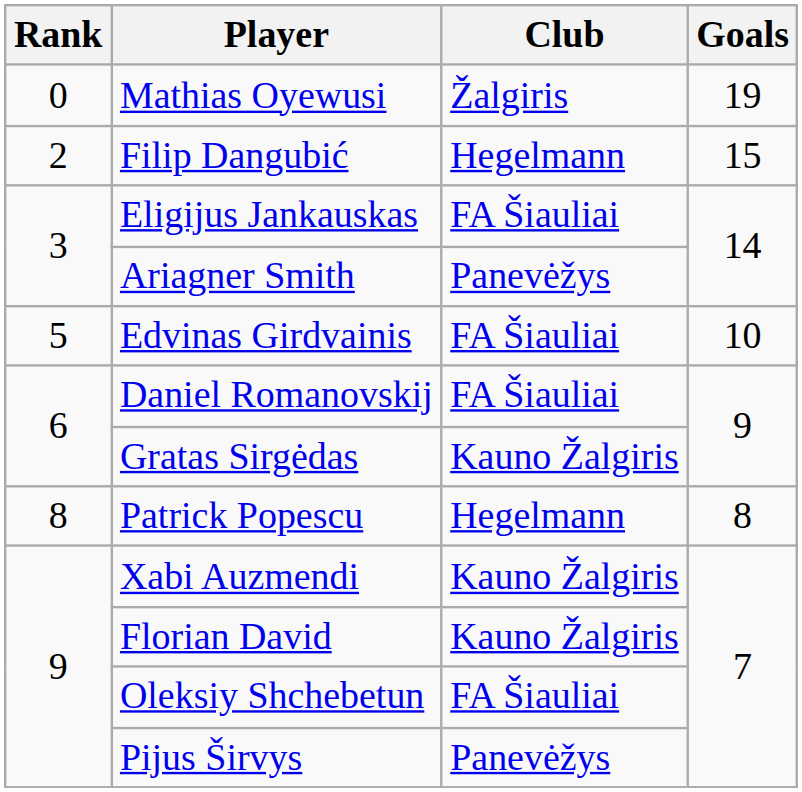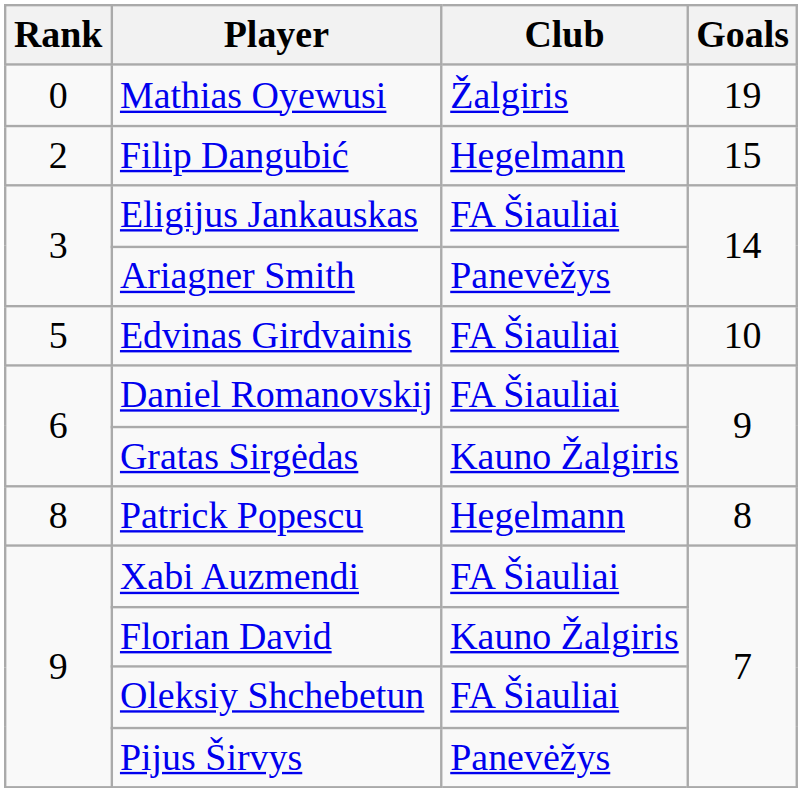(564, 575) Kauno Žalgiris -> (535, 575) FA Šiauliai
